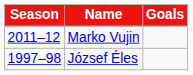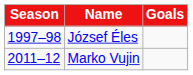rows swapped: (103, 59) <-> (104, 37)
